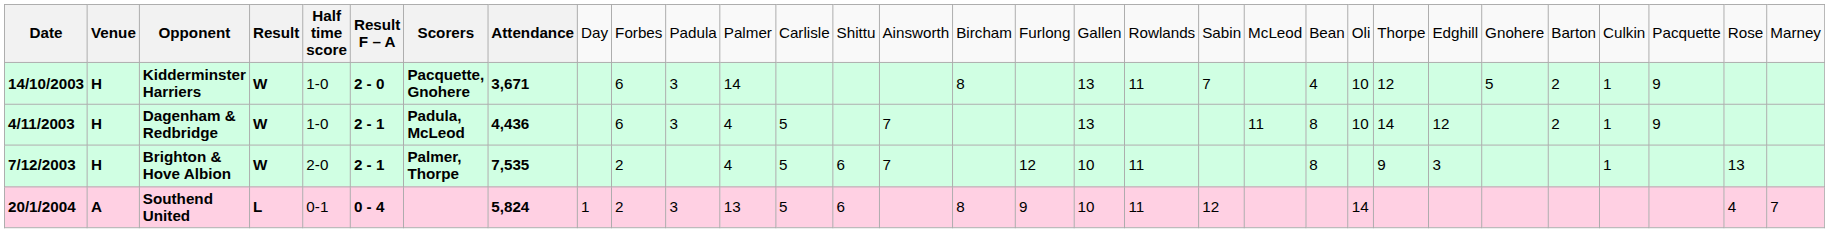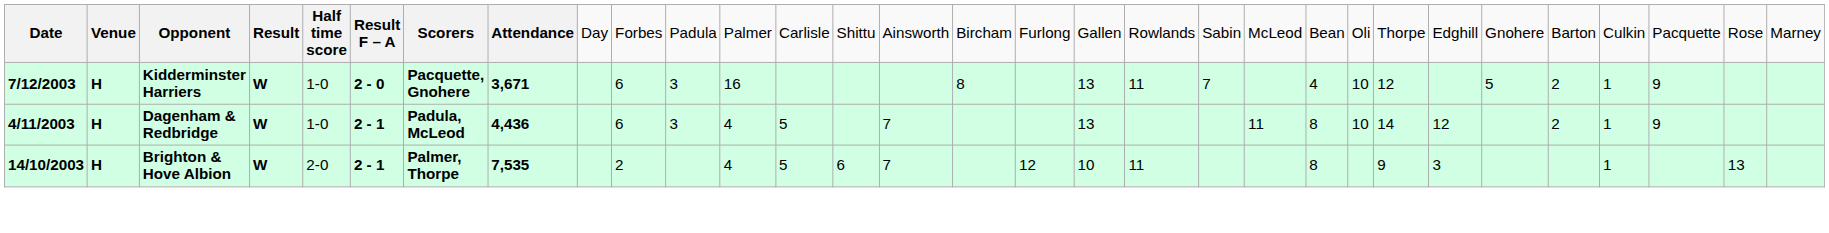(46, 83) 14/10/2003 -> (42, 83) 7/12/2003
(732, 83) 14 -> (732, 83) 16
(42, 165) 7/12/2003 -> (46, 165) 14/10/2003
- row: (178, 207)
